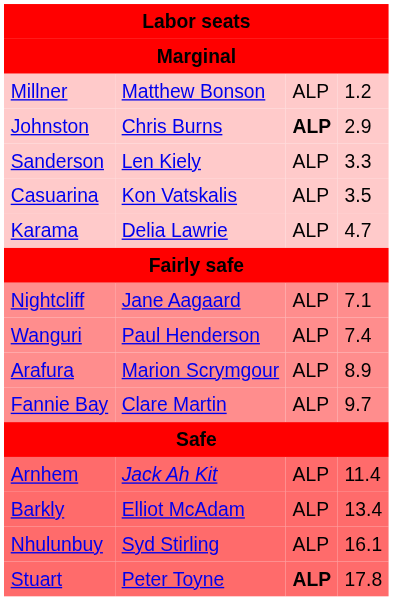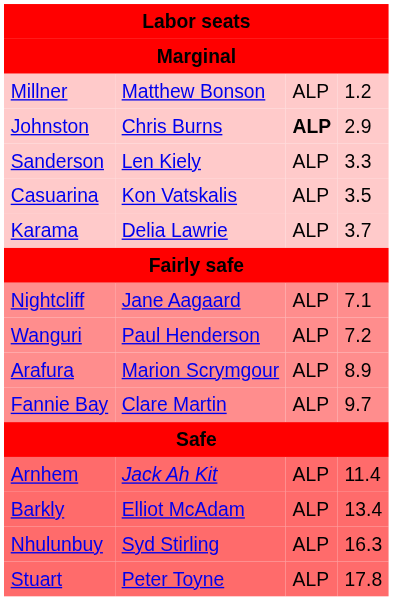(358, 230) 4.7 -> (358, 230) 3.7
(358, 335) 7.4 -> (358, 335) 7.2
(363, 544) 16.1 -> (363, 544) 16.3
(312, 579) bold -> (311, 579) normal
